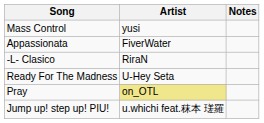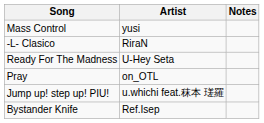- row: (37, 44)
(140, 92) khaki background -> (140, 76) no background
+ row: (42, 110)
